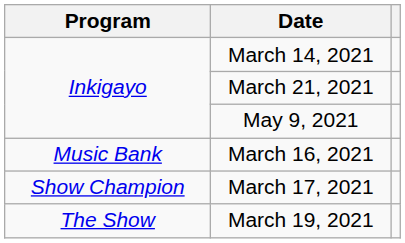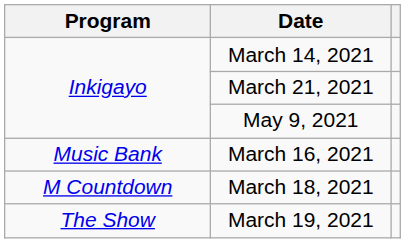- row: (301, 187)
+ row: (301, 187)
